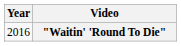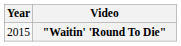(19, 31) 2016 -> (19, 31) 2015
